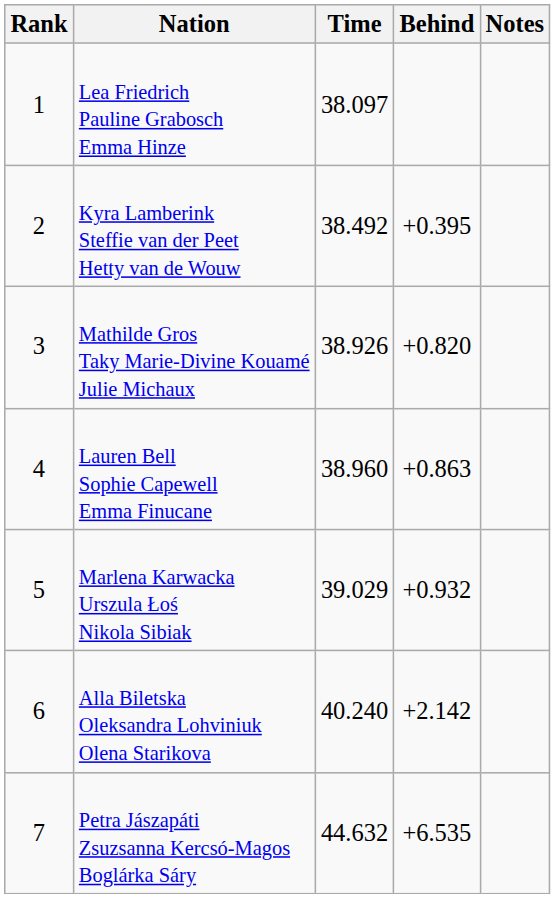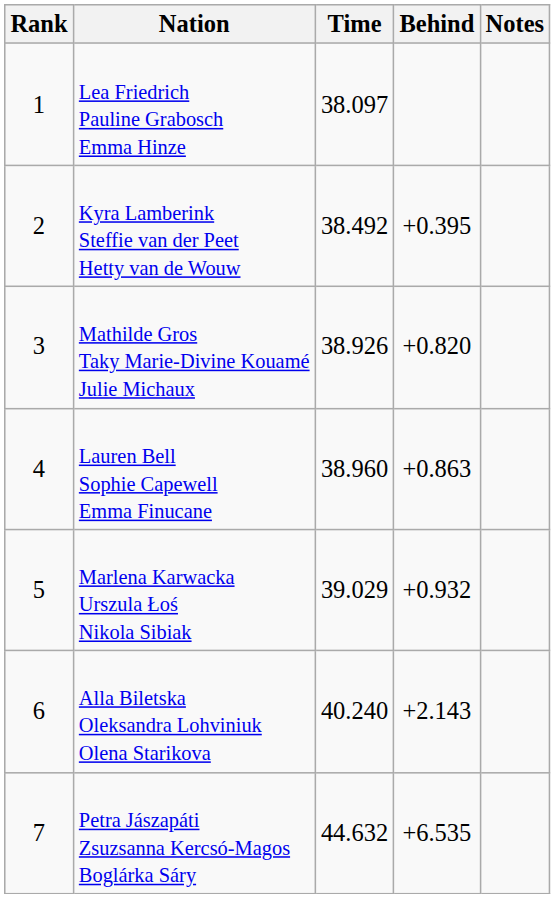(437, 711) +2.142 -> (437, 711) +2.143
